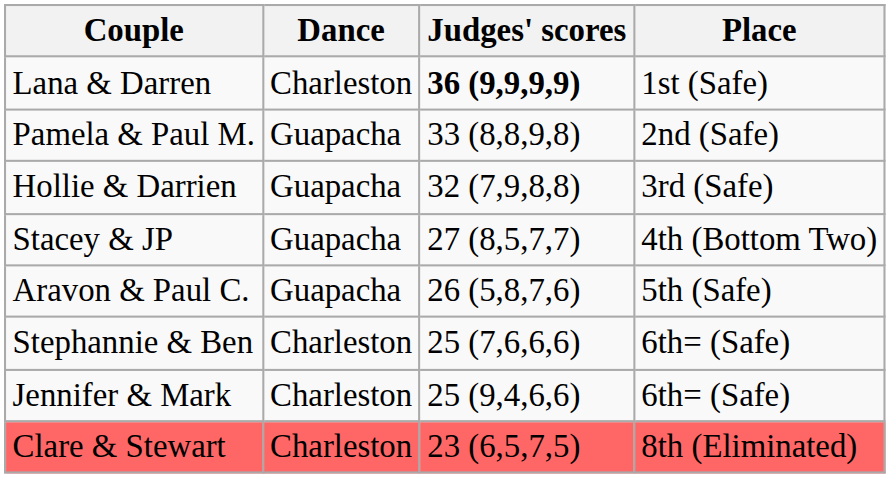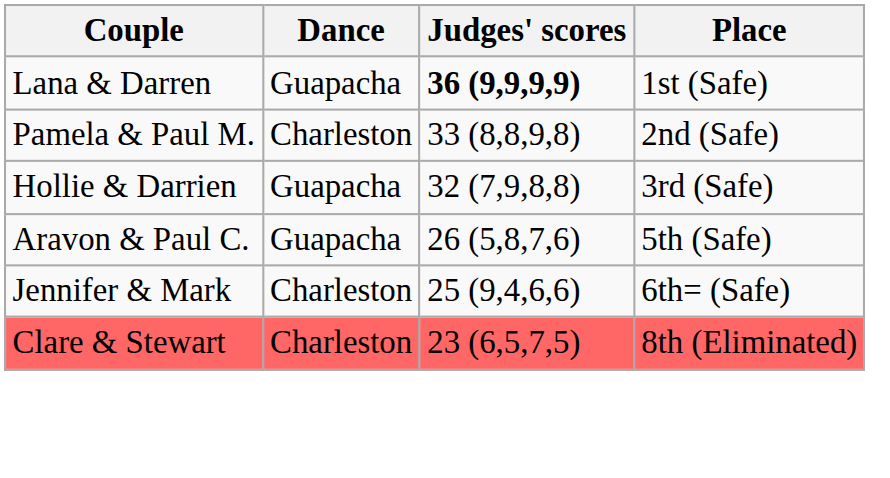(341, 82) Charleston -> (336, 82) Guapacha
(336, 134) Guapacha -> (341, 134) Charleston
- row: (93, 238)
- row: (133, 342)
